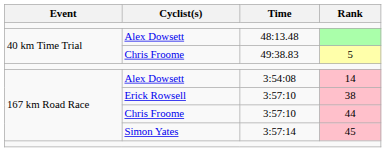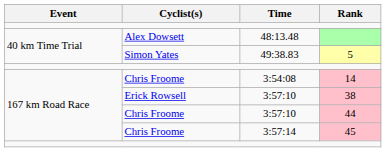(154, 55) Chris Froome -> (151, 55) Simon Yates
(154, 78) Alex Dowsett -> (154, 78) Chris Froome
(151, 132) Simon Yates -> (154, 132) Chris Froome
